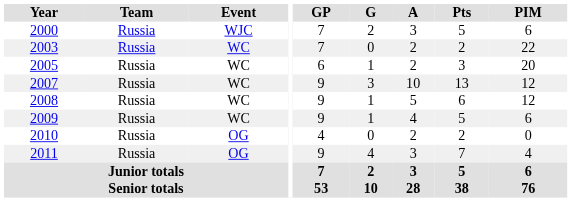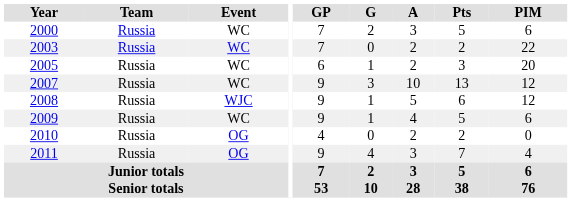(239, 30) WJC -> (239, 30) WC
(239, 100) WC -> (239, 100) WJC
